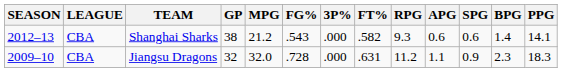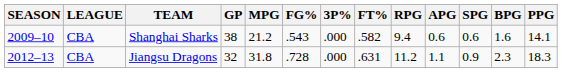(31, 36) 2012–13 -> (31, 36) 2009–10
(402, 36) 9.3 -> (402, 36) 9.4
(503, 36) 1.4 -> (503, 36) 1.6
(31, 57) 2009–10 -> (31, 57) 2012–13
(260, 57) 32.0 -> (260, 57) 31.8
